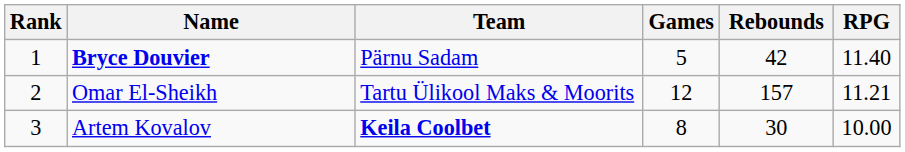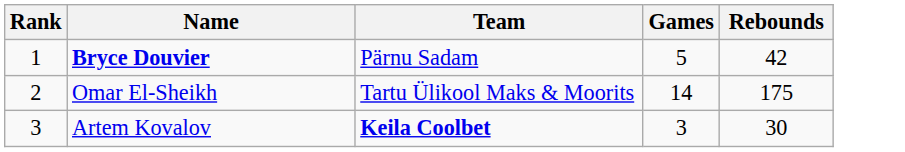- column: (867, 22)
(681, 92) 12 -> (681, 92) 14
(776, 92) 157 -> (776, 92) 175
(681, 127) 8 -> (681, 127) 3
